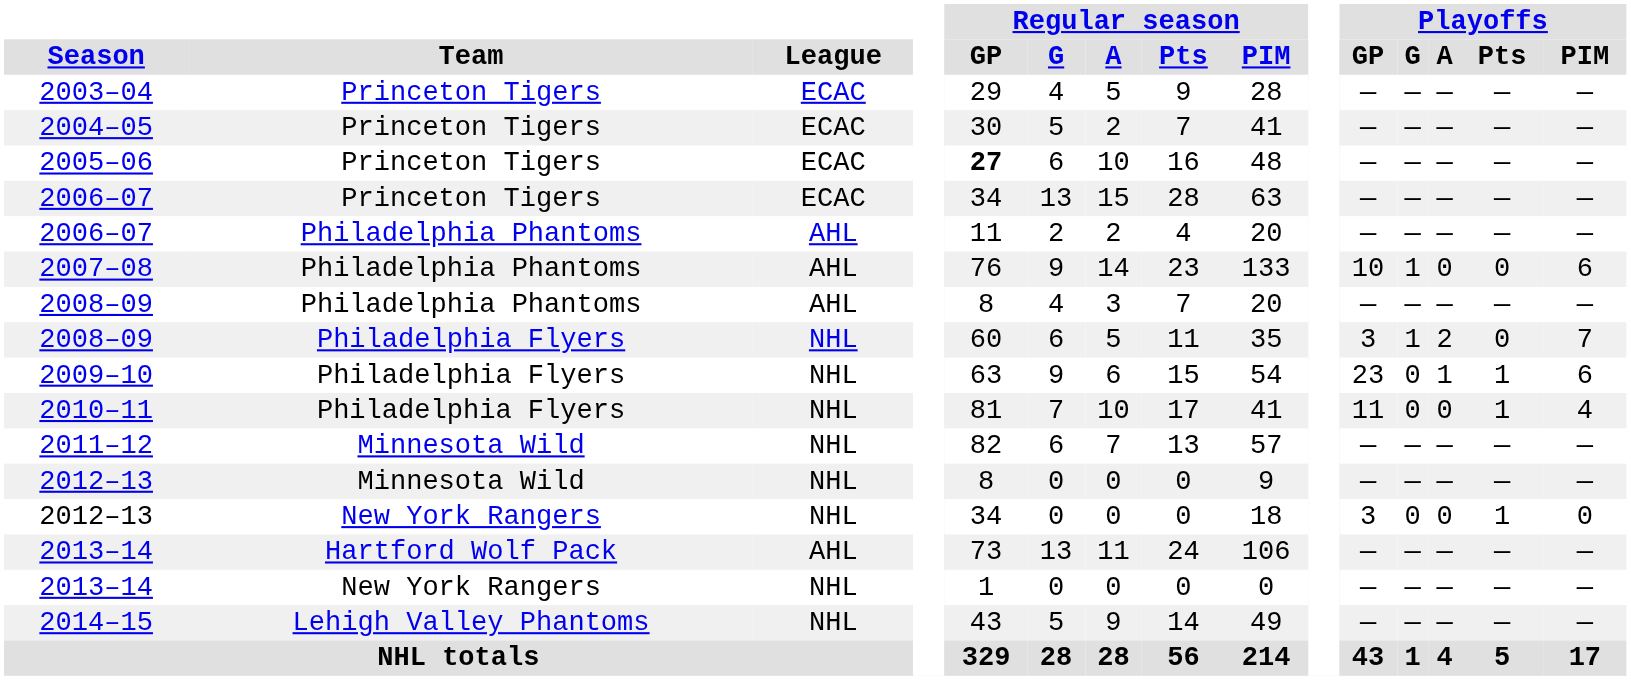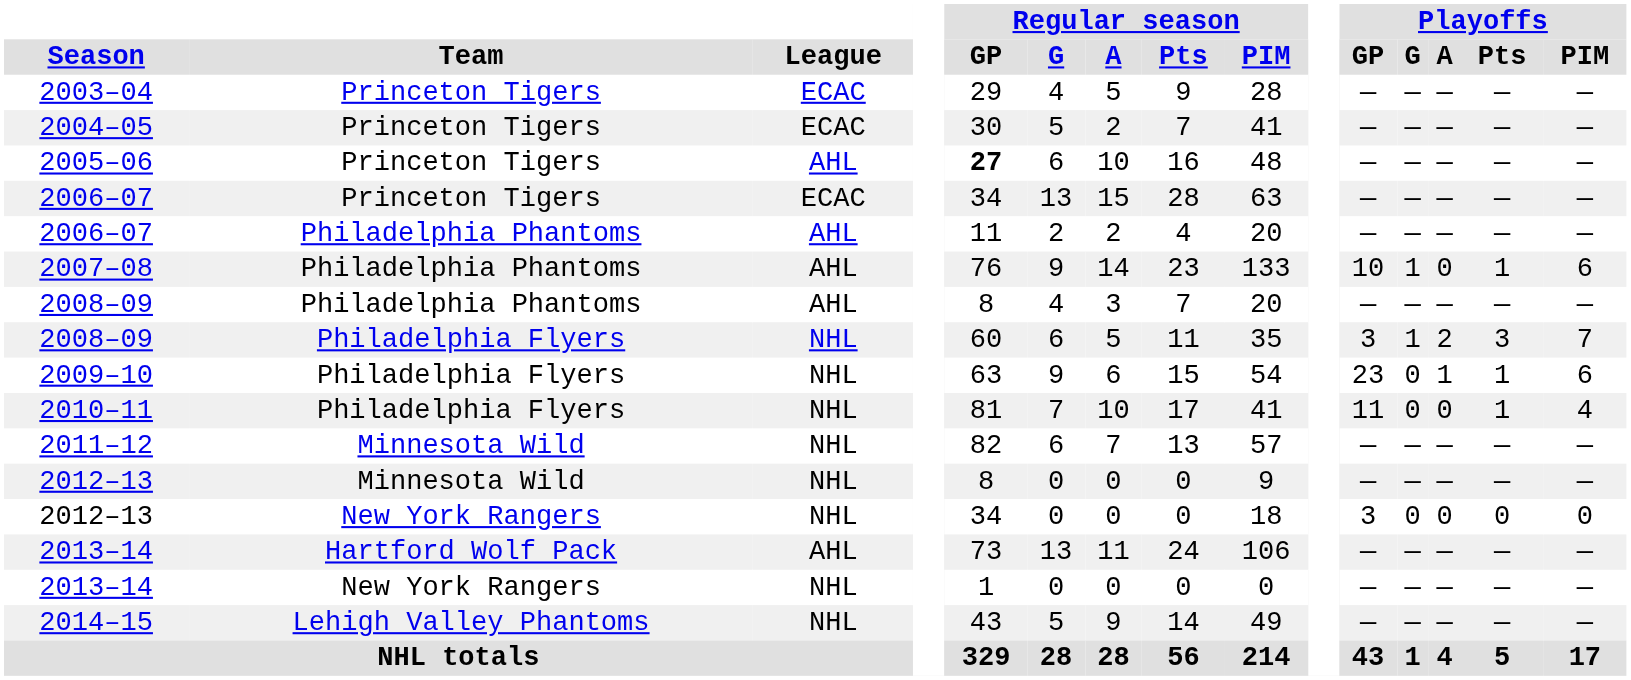(833, 163) ECAC -> (833, 163) AHL
(1502, 269) 0 -> (1502, 269) 1
(1502, 340) 0 -> (1502, 340) 3
(1502, 517) 1 -> (1502, 517) 0
